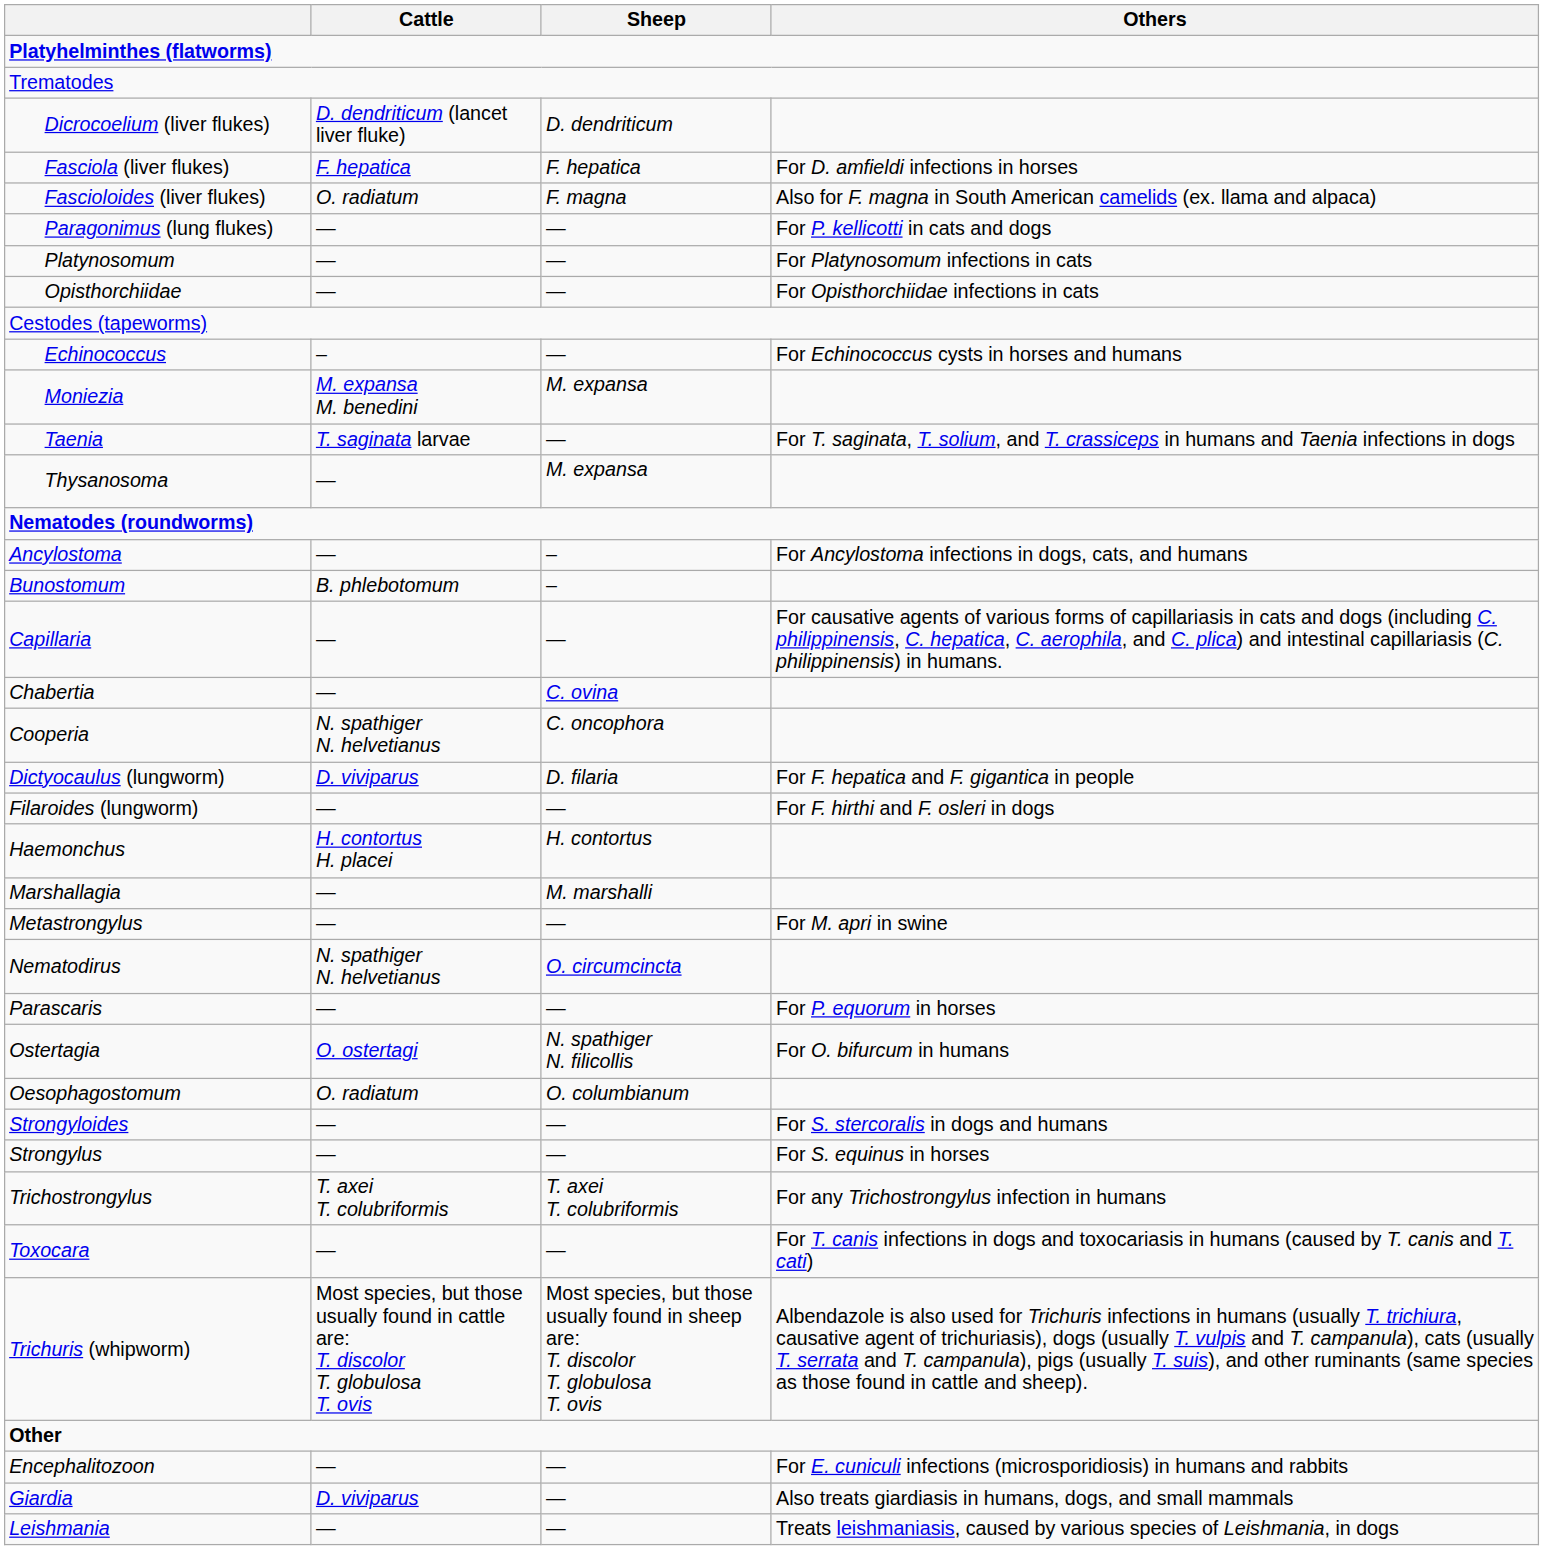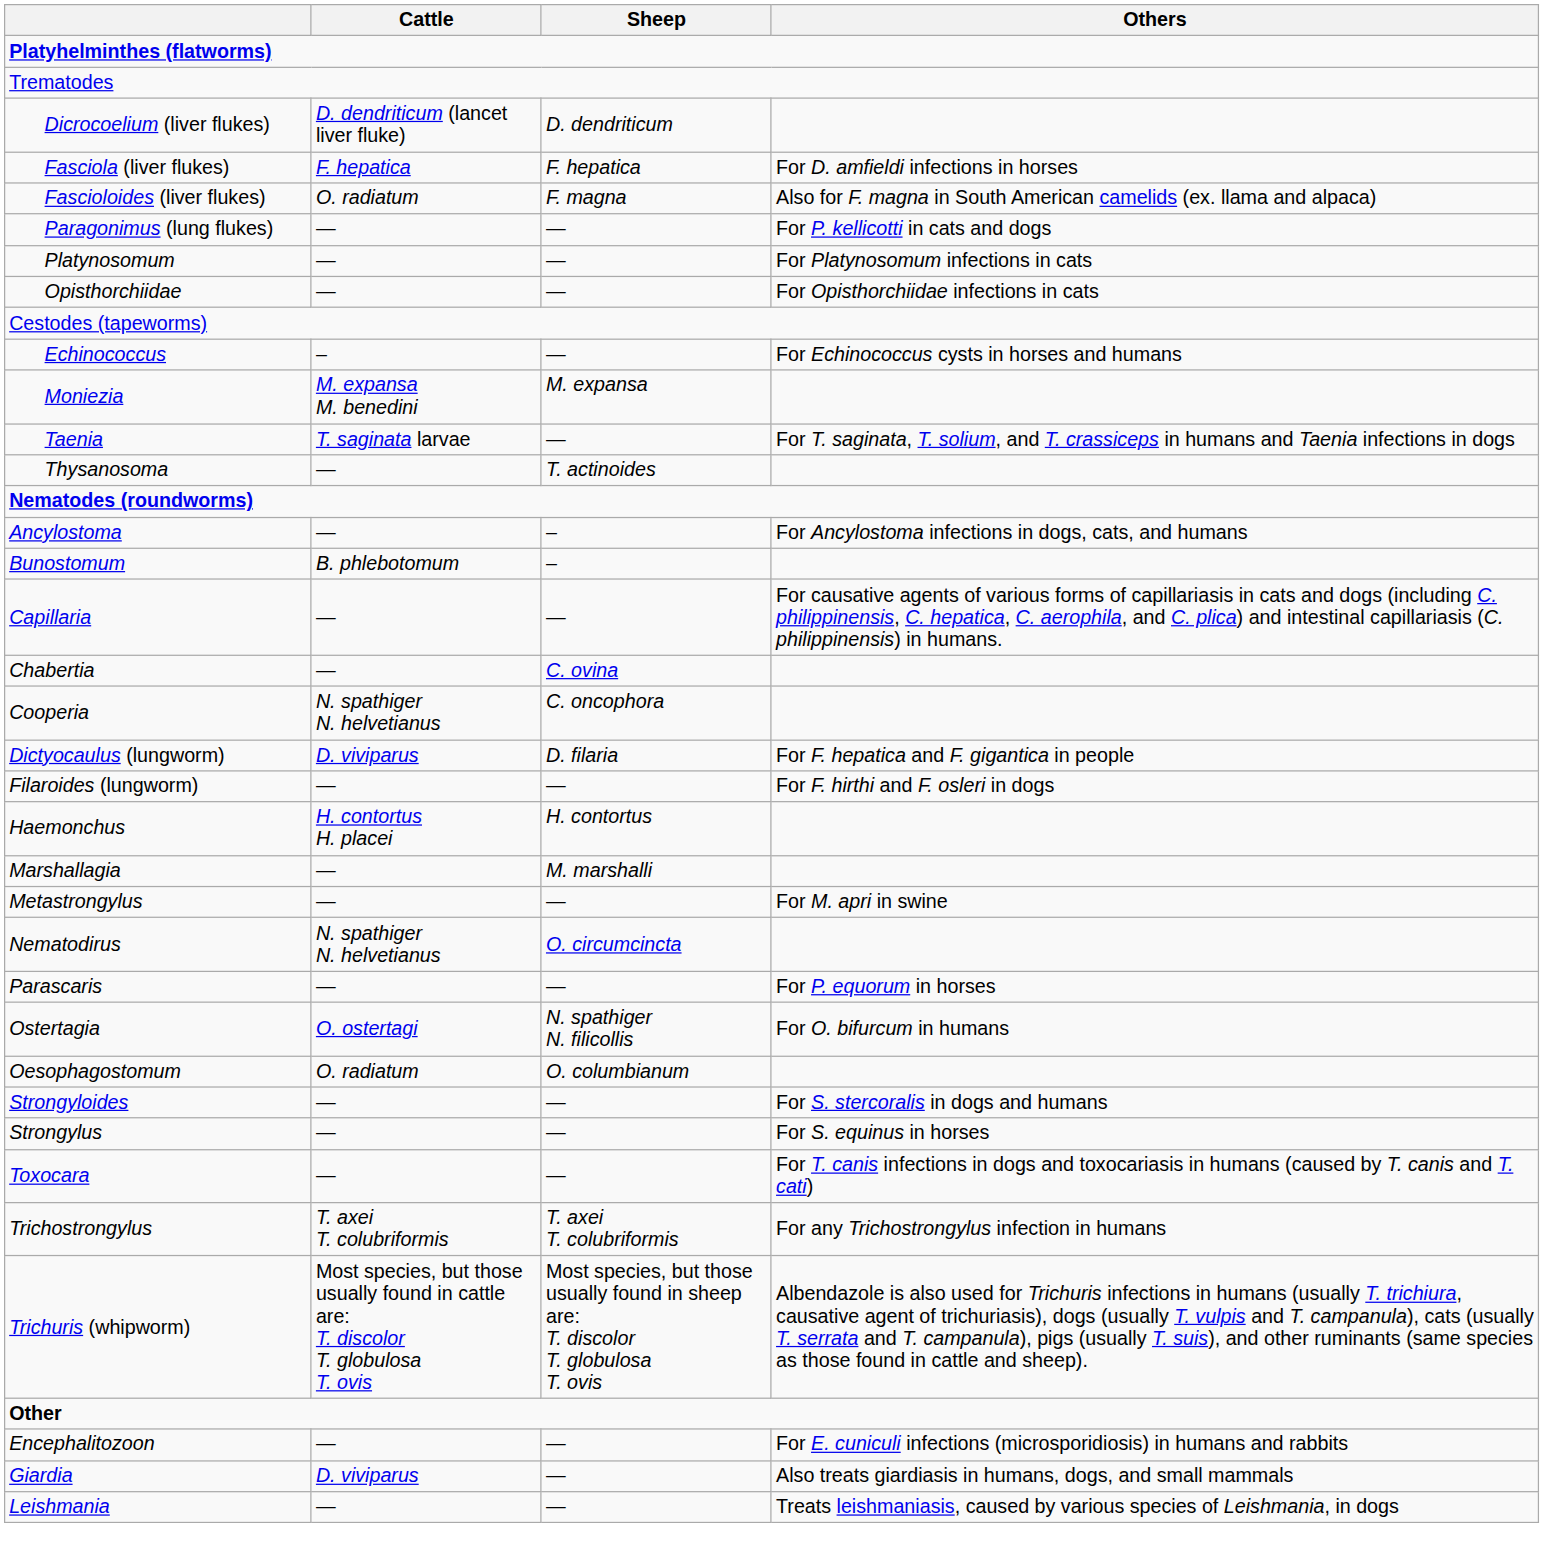(597, 481) M. expansa -> (601, 470) T. actinoides
rows swapped: (49, 1251) <-> (81, 1197)
